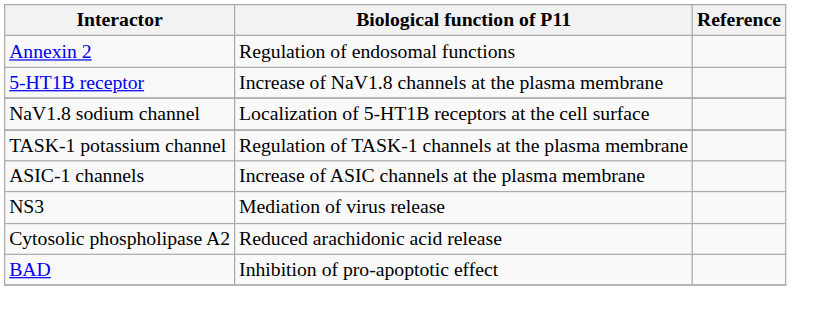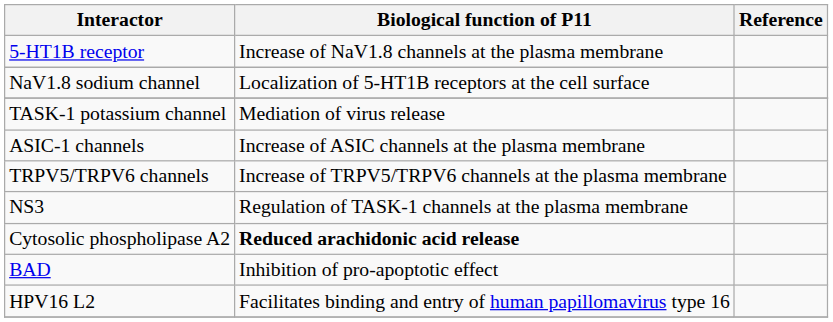- row: (50, 51)
(464, 144) Regulation of TASK-1 channels at the plasma membrane -> (342, 113) Mediation of virus release
+ row: (109, 176)
(342, 207) Mediation of virus release -> (464, 207) Regulation of TASK-1 channels at the plasma membrane
(370, 238) normal -> (379, 238) bold
+ row: (52, 301)
